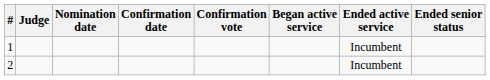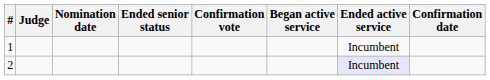columns swapped: (156, 20) <-> (448, 20)
(376, 65) no background -> (374, 65) lavender background
